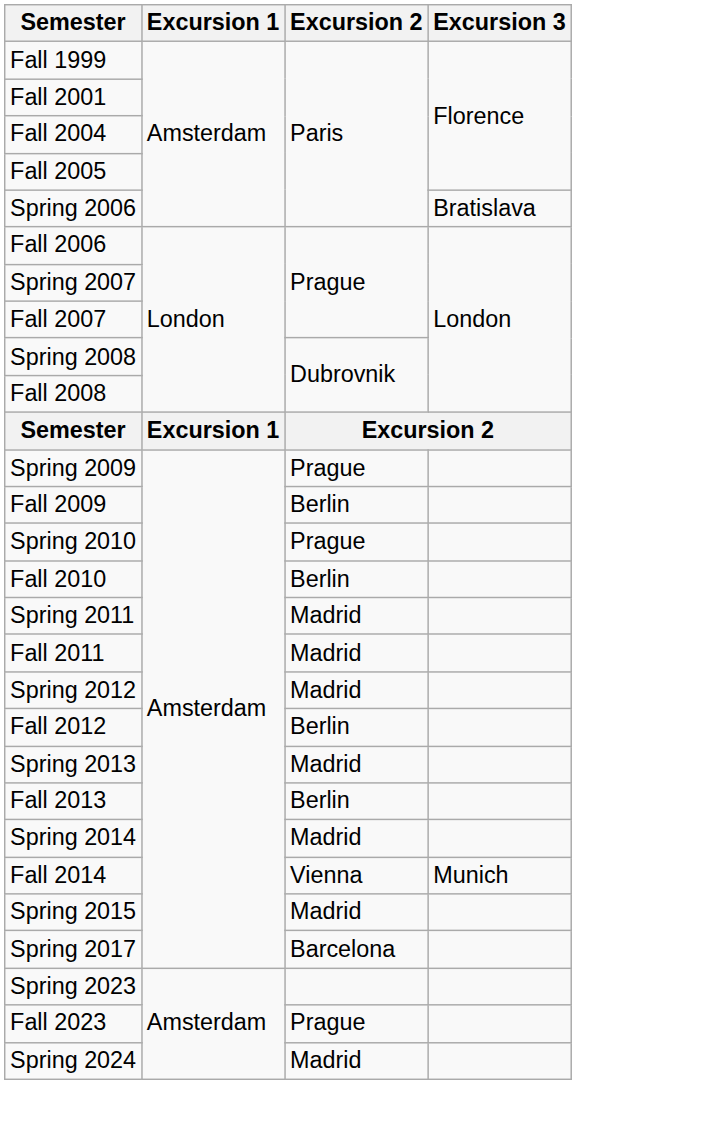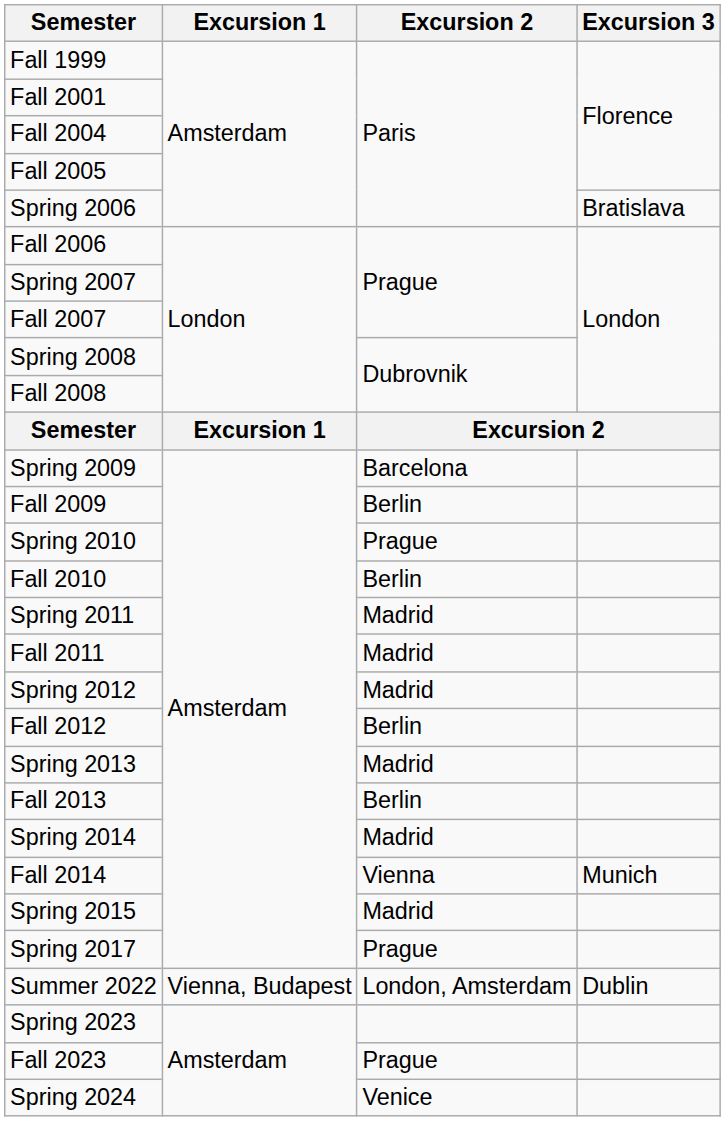(328, 467) Prague -> (415, 467) Barcelona
(343, 949) Barcelona -> (400, 949) Prague
+ row: (83, 986)
(326, 1060) Madrid -> (397, 1097) Venice
